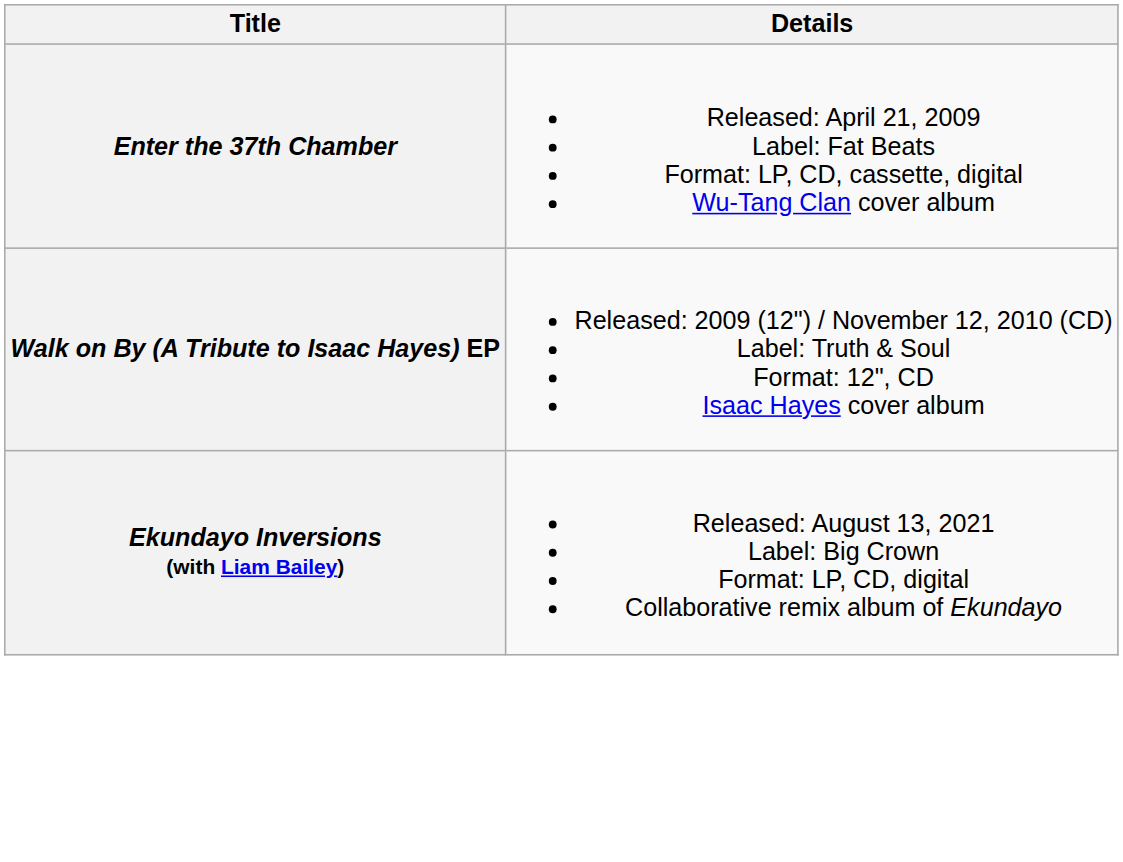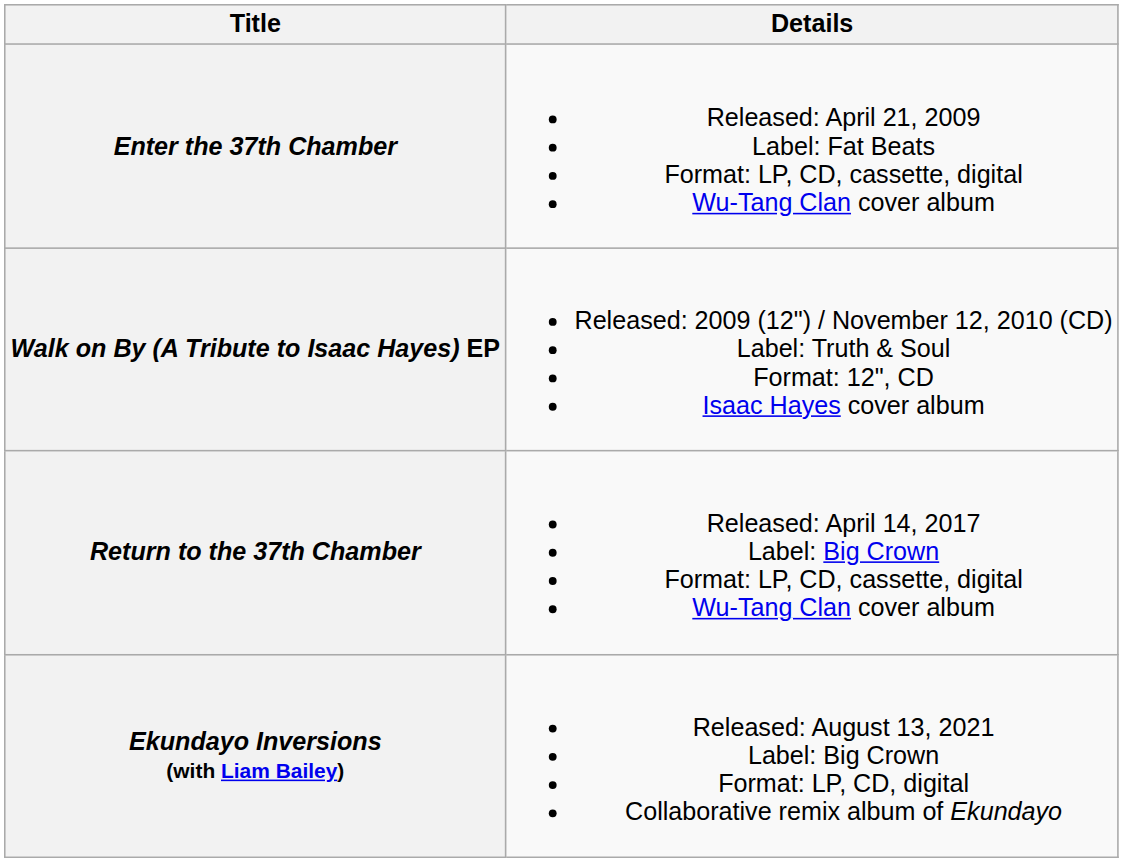+ row: (255, 552)
